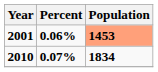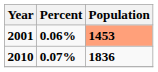(102, 56) 1834 -> (102, 56) 1836
